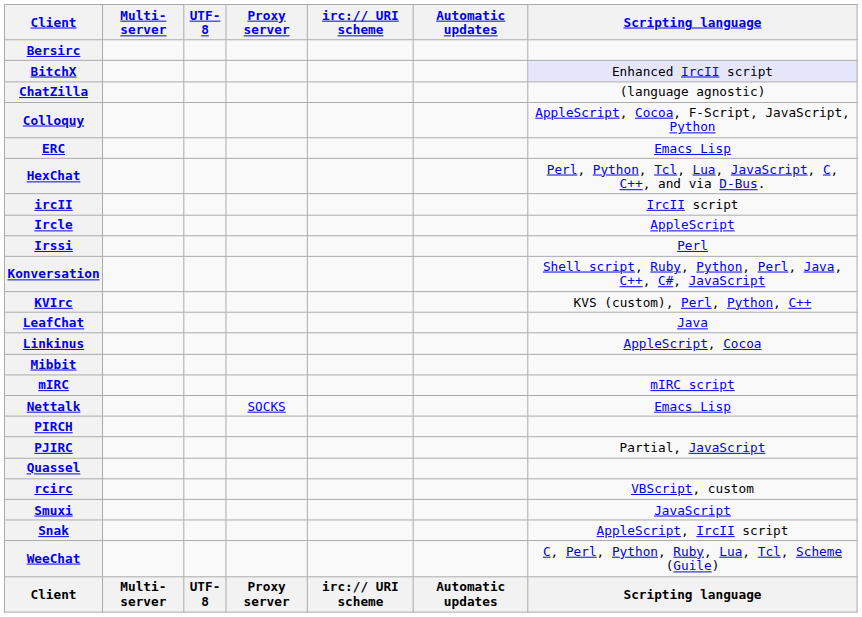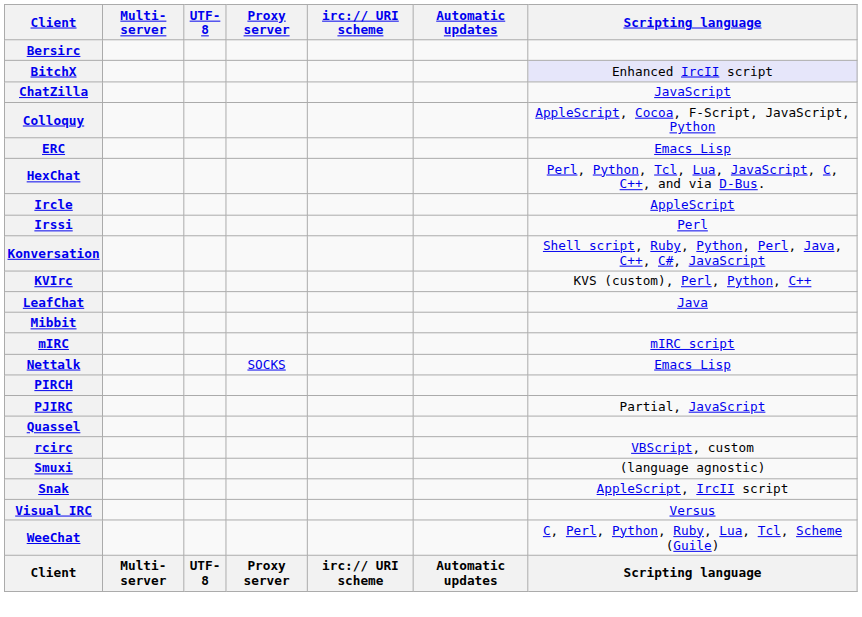(693, 92) (language agnostic) -> (693, 92) JavaScript
- row: (54, 204)
- row: (54, 344)
(693, 510) JavaScript -> (693, 468) (language agnostic)
+ row: (54, 510)
